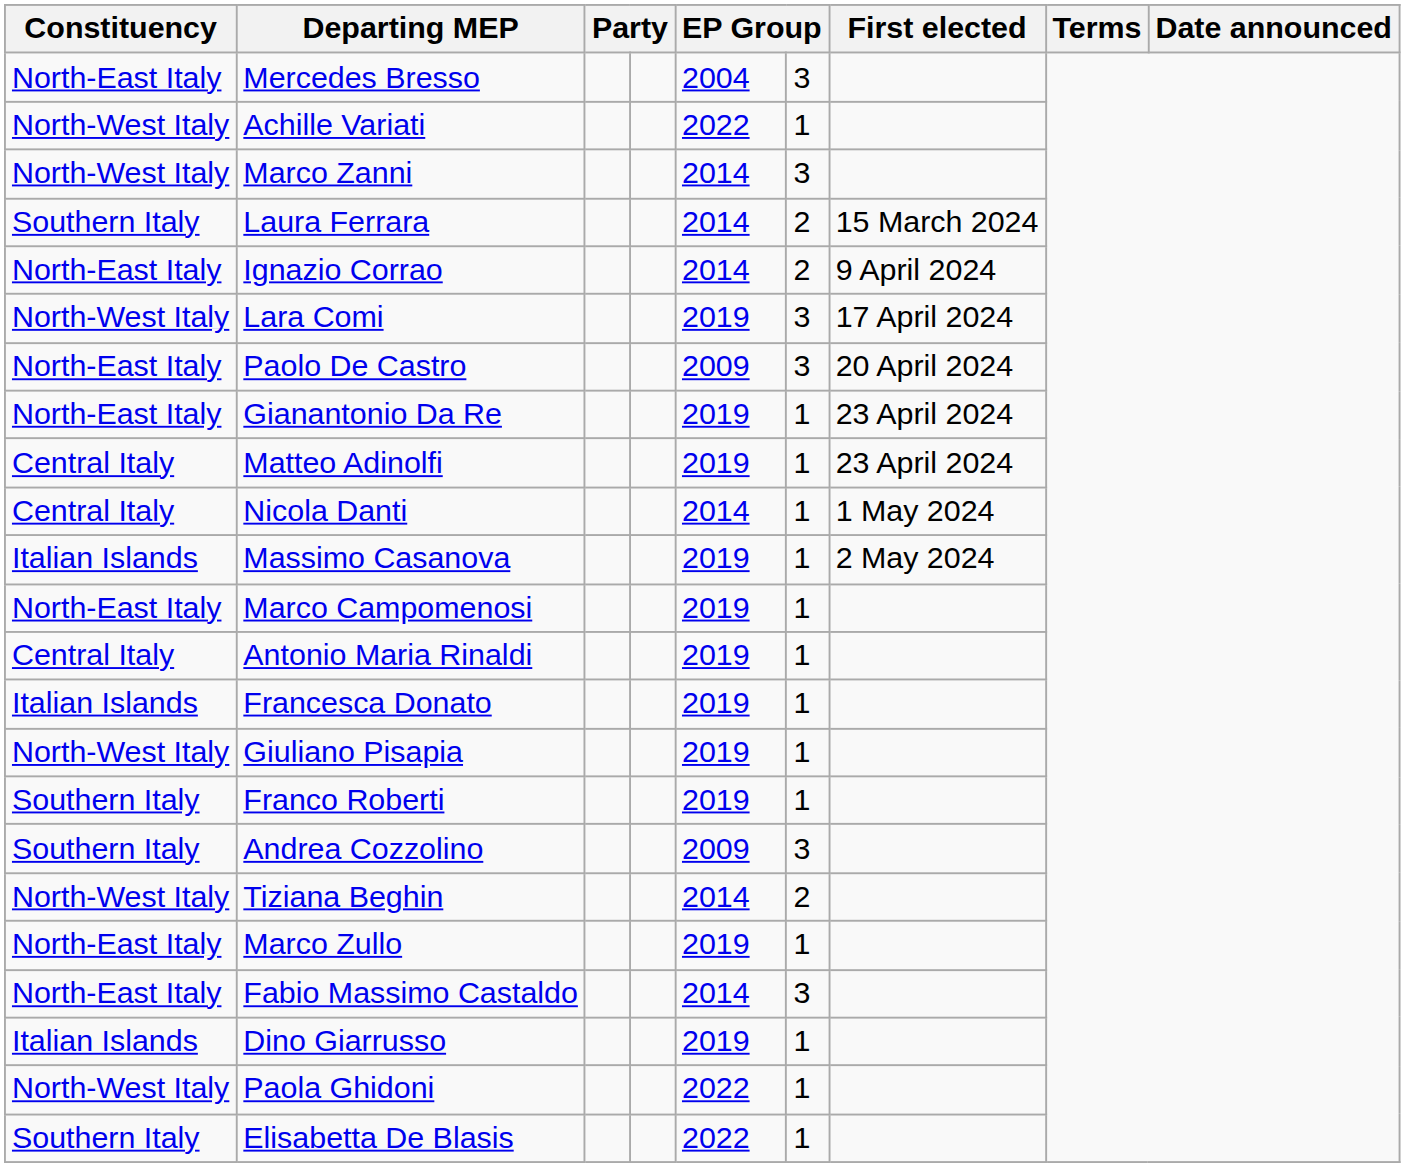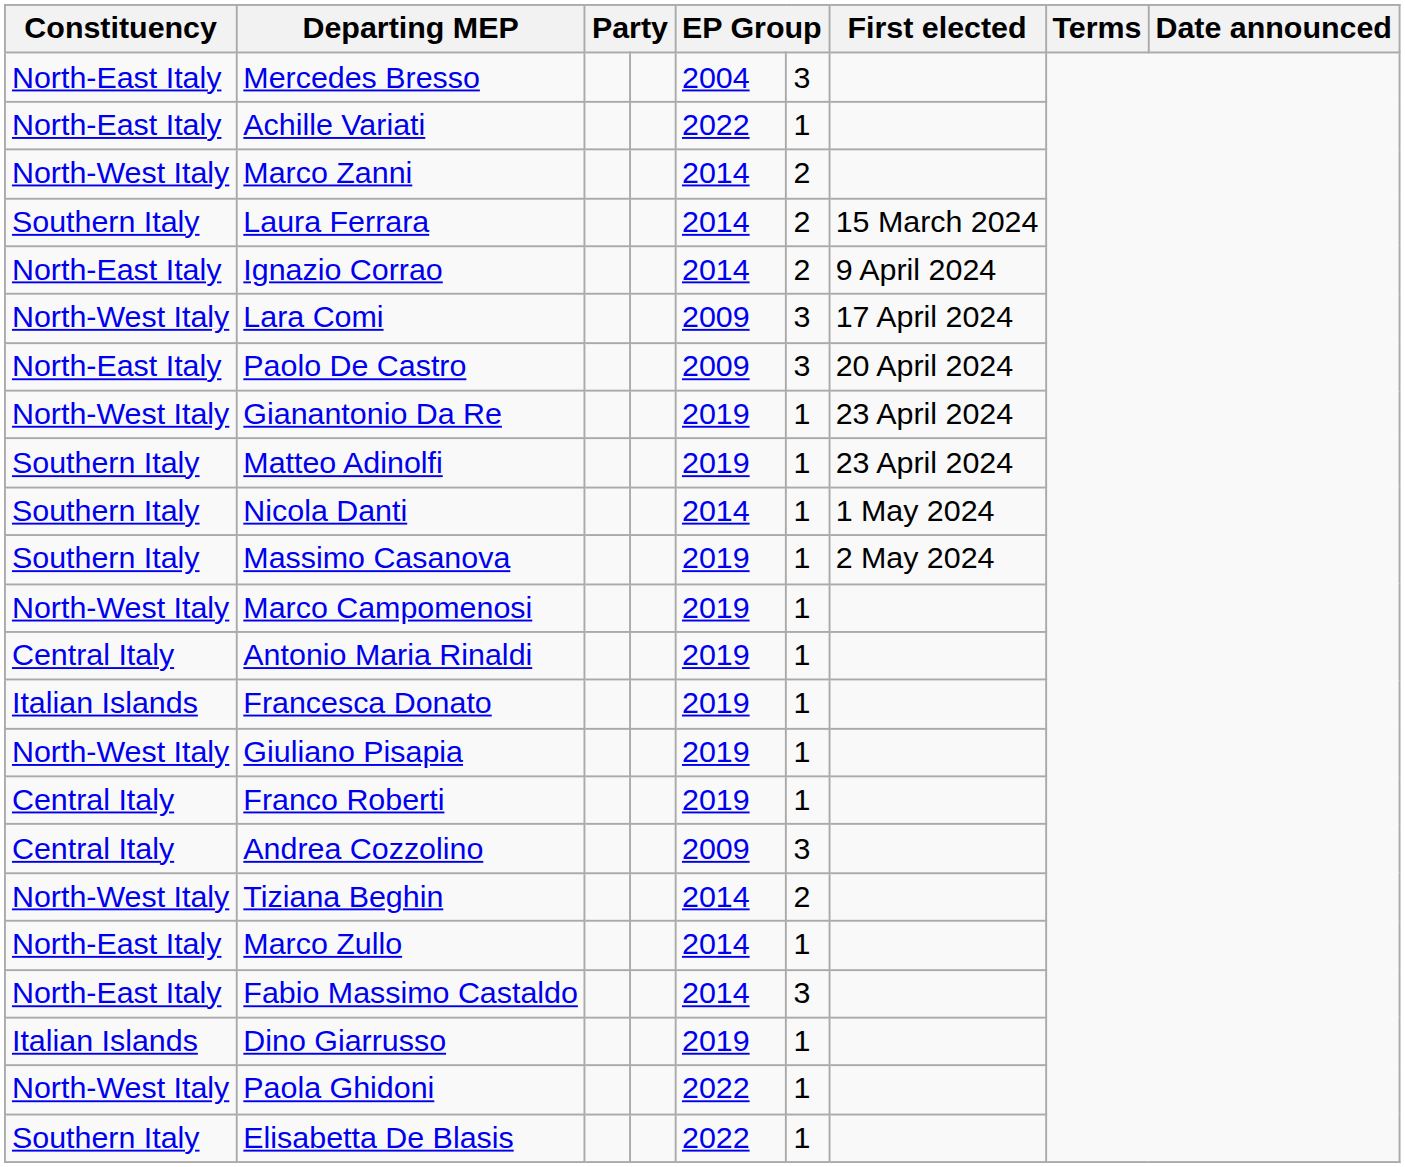(121, 125) North-West Italy -> (117, 125) North-East Italy
(802, 173) 3 -> (802, 173) 2
(716, 317) 2019 -> (716, 317) 2009
(117, 414) North-East Italy -> (121, 414) North-West Italy
(93, 462) Central Italy -> (106, 462) Southern Italy
(93, 510) Central Italy -> (106, 510) Southern Italy
(105, 558) Italian Islands -> (106, 558) Southern Italy
(117, 607) North-East Italy -> (121, 607) North-West Italy
(106, 800) Southern Italy -> (93, 800) Central Italy
(106, 848) Southern Italy -> (93, 848) Central Italy
(716, 944) 2019 -> (716, 944) 2014
